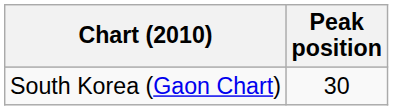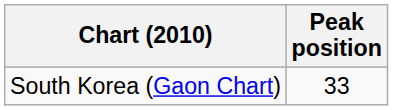(337, 85) 30 -> (337, 85) 33
